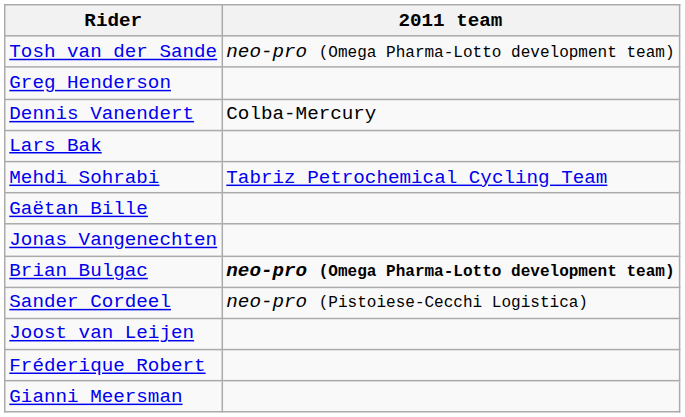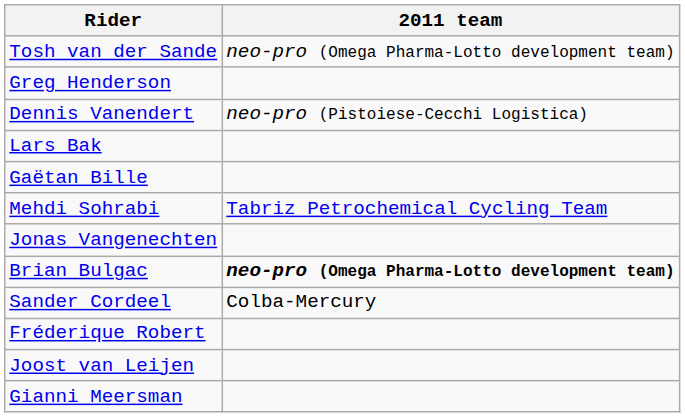(301, 114) Colba-Mercury -> (407, 114) neo-pro (Pistoiese-Cecchi Logistica)
rows swapped: (84, 177) <-> (79, 209)
(407, 303) neo-pro (Pistoiese-Cecchi Logistica) -> (301, 303) Colba-Mercury
rows swapped: (107, 365) <-> (102, 334)
